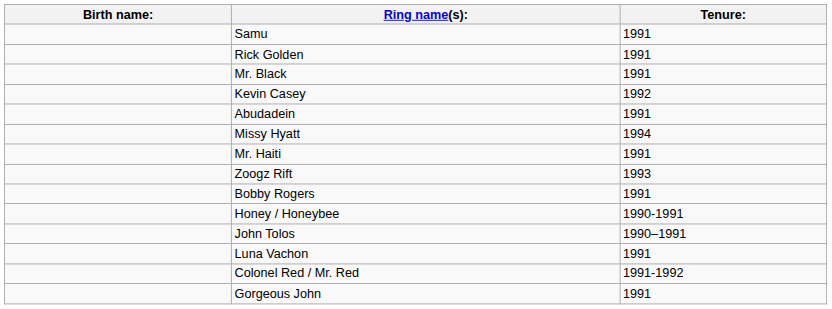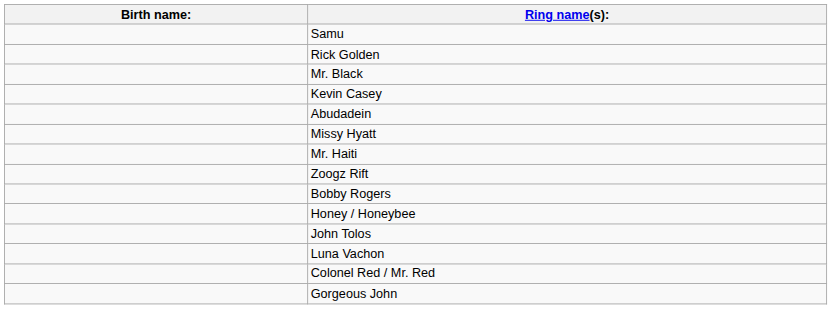- column: (723, 14)
